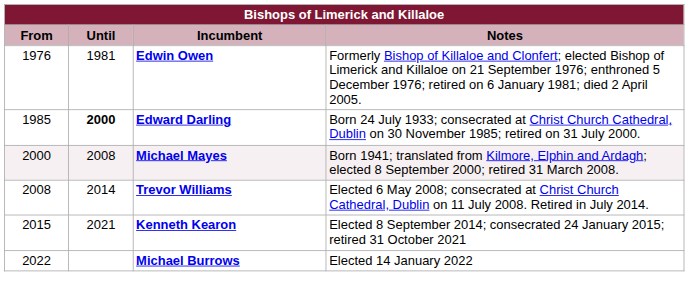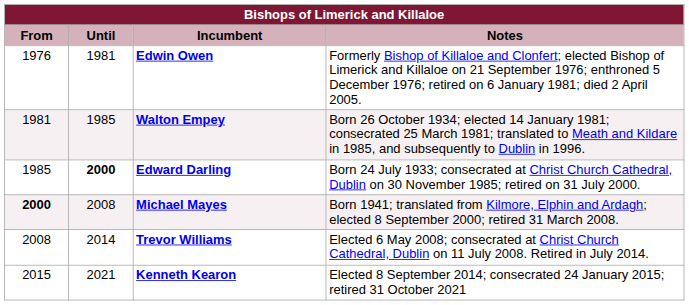+ row: (181, 120)
(37, 155) normal -> (37, 205) bold
- row: (188, 260)
